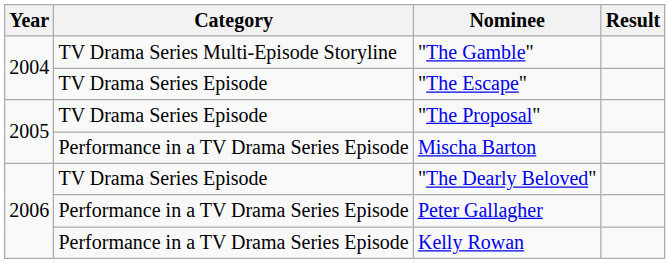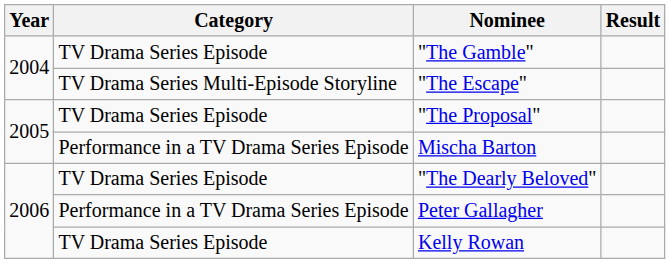(228, 52) TV Drama Series Multi-Episode Storyline -> (163, 52) TV Drama Series Episode
(163, 83) TV Drama Series Episode -> (228, 83) TV Drama Series Multi-Episode Storyline
(234, 242) Performance in a TV Drama Series Episode -> (163, 242) TV Drama Series Episode
